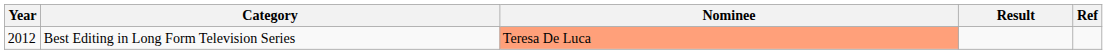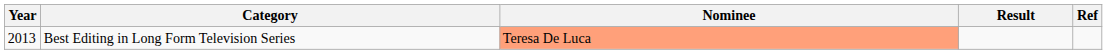(22, 37) 2012 -> (22, 37) 2013
